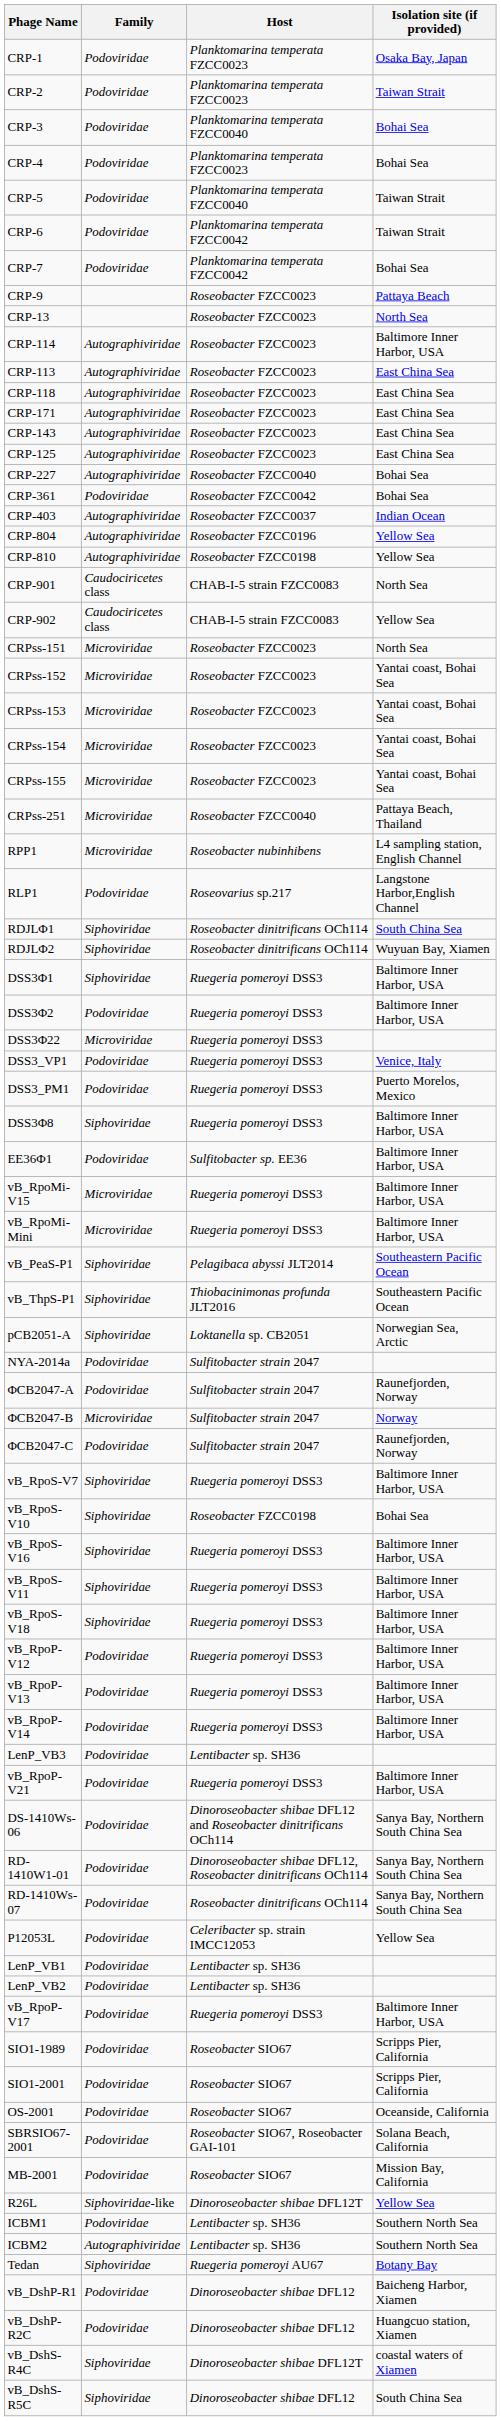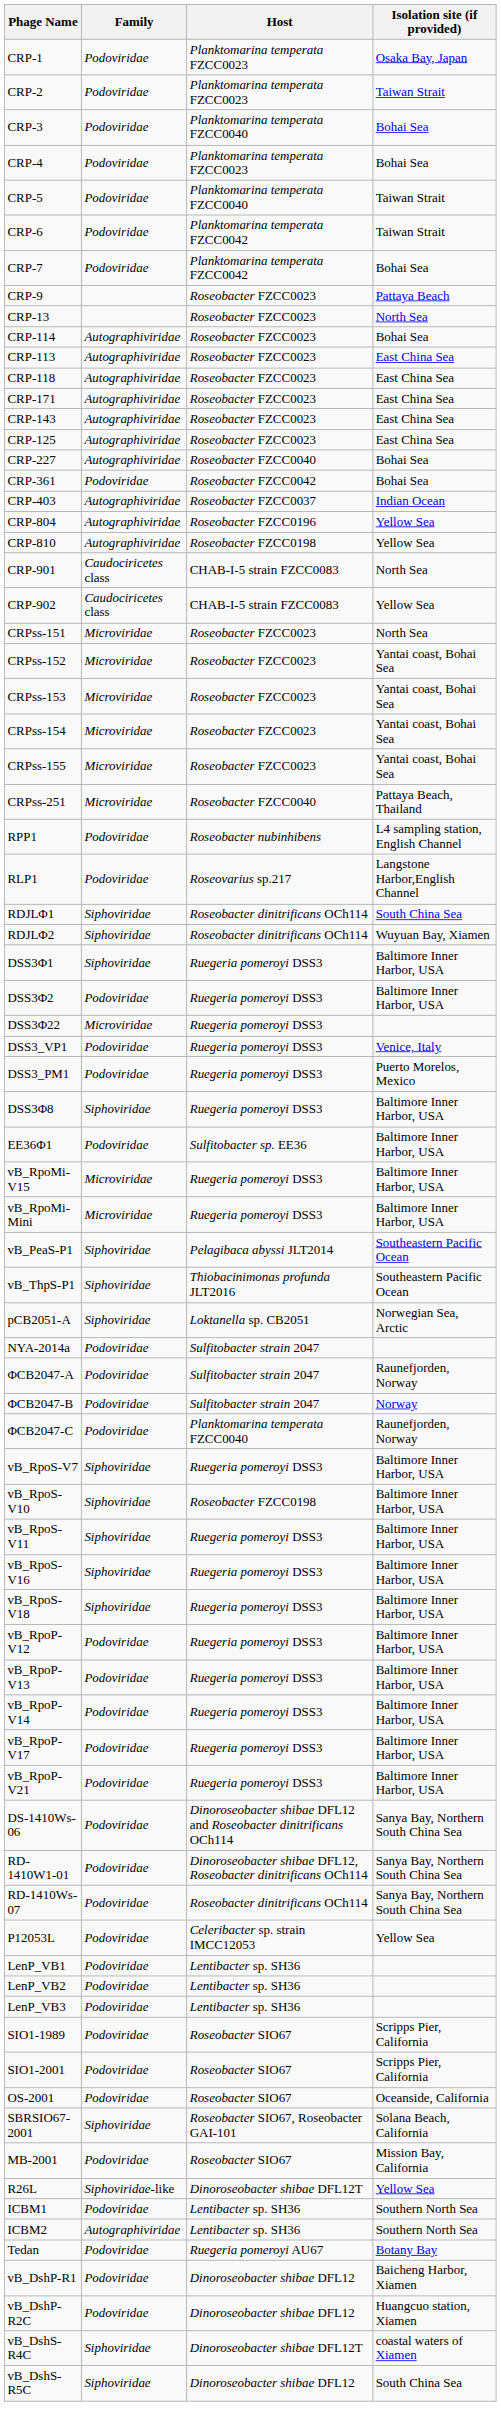(417, 344) Baltimore Inner Harbor, USA -> (402, 336) Bohai Sea
(118, 851) Microviridae -> (116, 836) Podoviridae
(118, 1418) Microviridae -> (116, 1403) Podoviridae
(255, 1446) Sulfitobacter strain 2047 -> (256, 1431) Planktomarina temperata FZCC0040
(402, 1516) Bohai Sea -> (417, 1501) Baltimore Inner Harbor, USA
rows swapped: (35, 1586) <-> (35, 1551)
rows swapped: (35, 2014) <-> (37, 1754)
(116, 2140) Podoviridae -> (118, 2125) Siphoviridae
(118, 2264) Siphoviridae -> (116, 2250) Podoviridae
